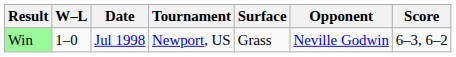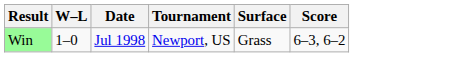- column: (341, 16)
